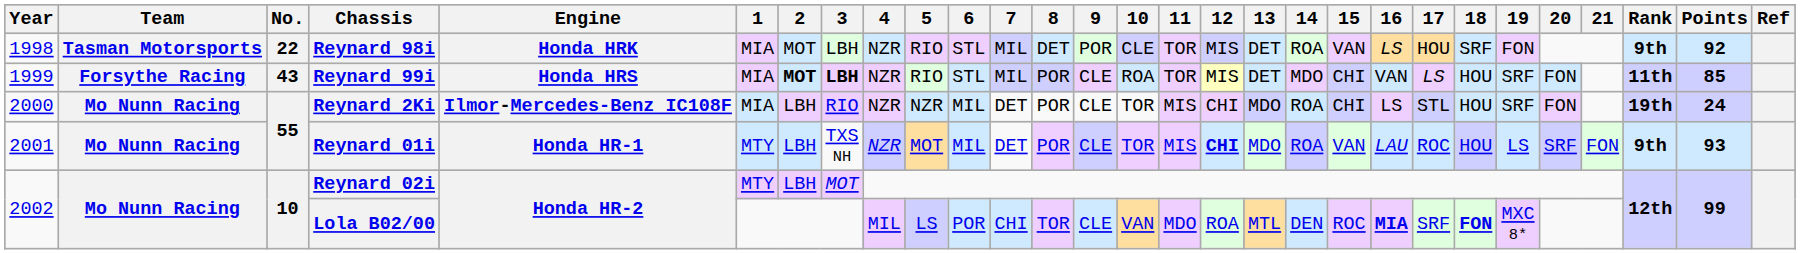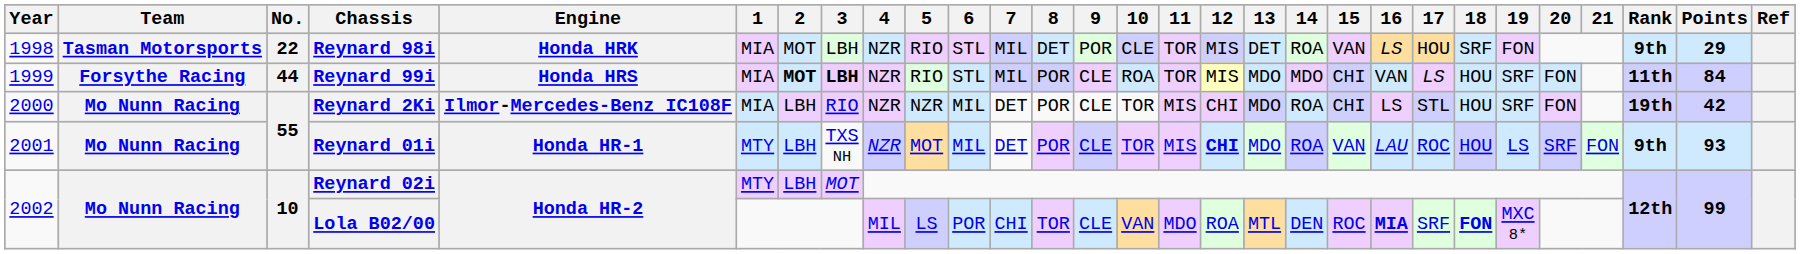(1715, 48) 92 -> (1715, 48) 29
(288, 78) 43 -> (288, 78) 44
(1265, 78) DET -> (1265, 78) MDO
(1715, 78) 85 -> (1715, 78) 84
(1715, 107) 24 -> (1715, 107) 42
